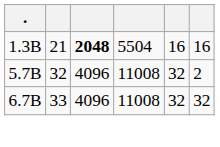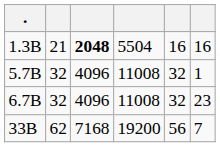(197, 73) 2 -> (198, 73) 1
(58, 100) 33 -> (58, 100) 32
(202, 100) 32 -> (202, 100) 23
+ row: (23, 127)
